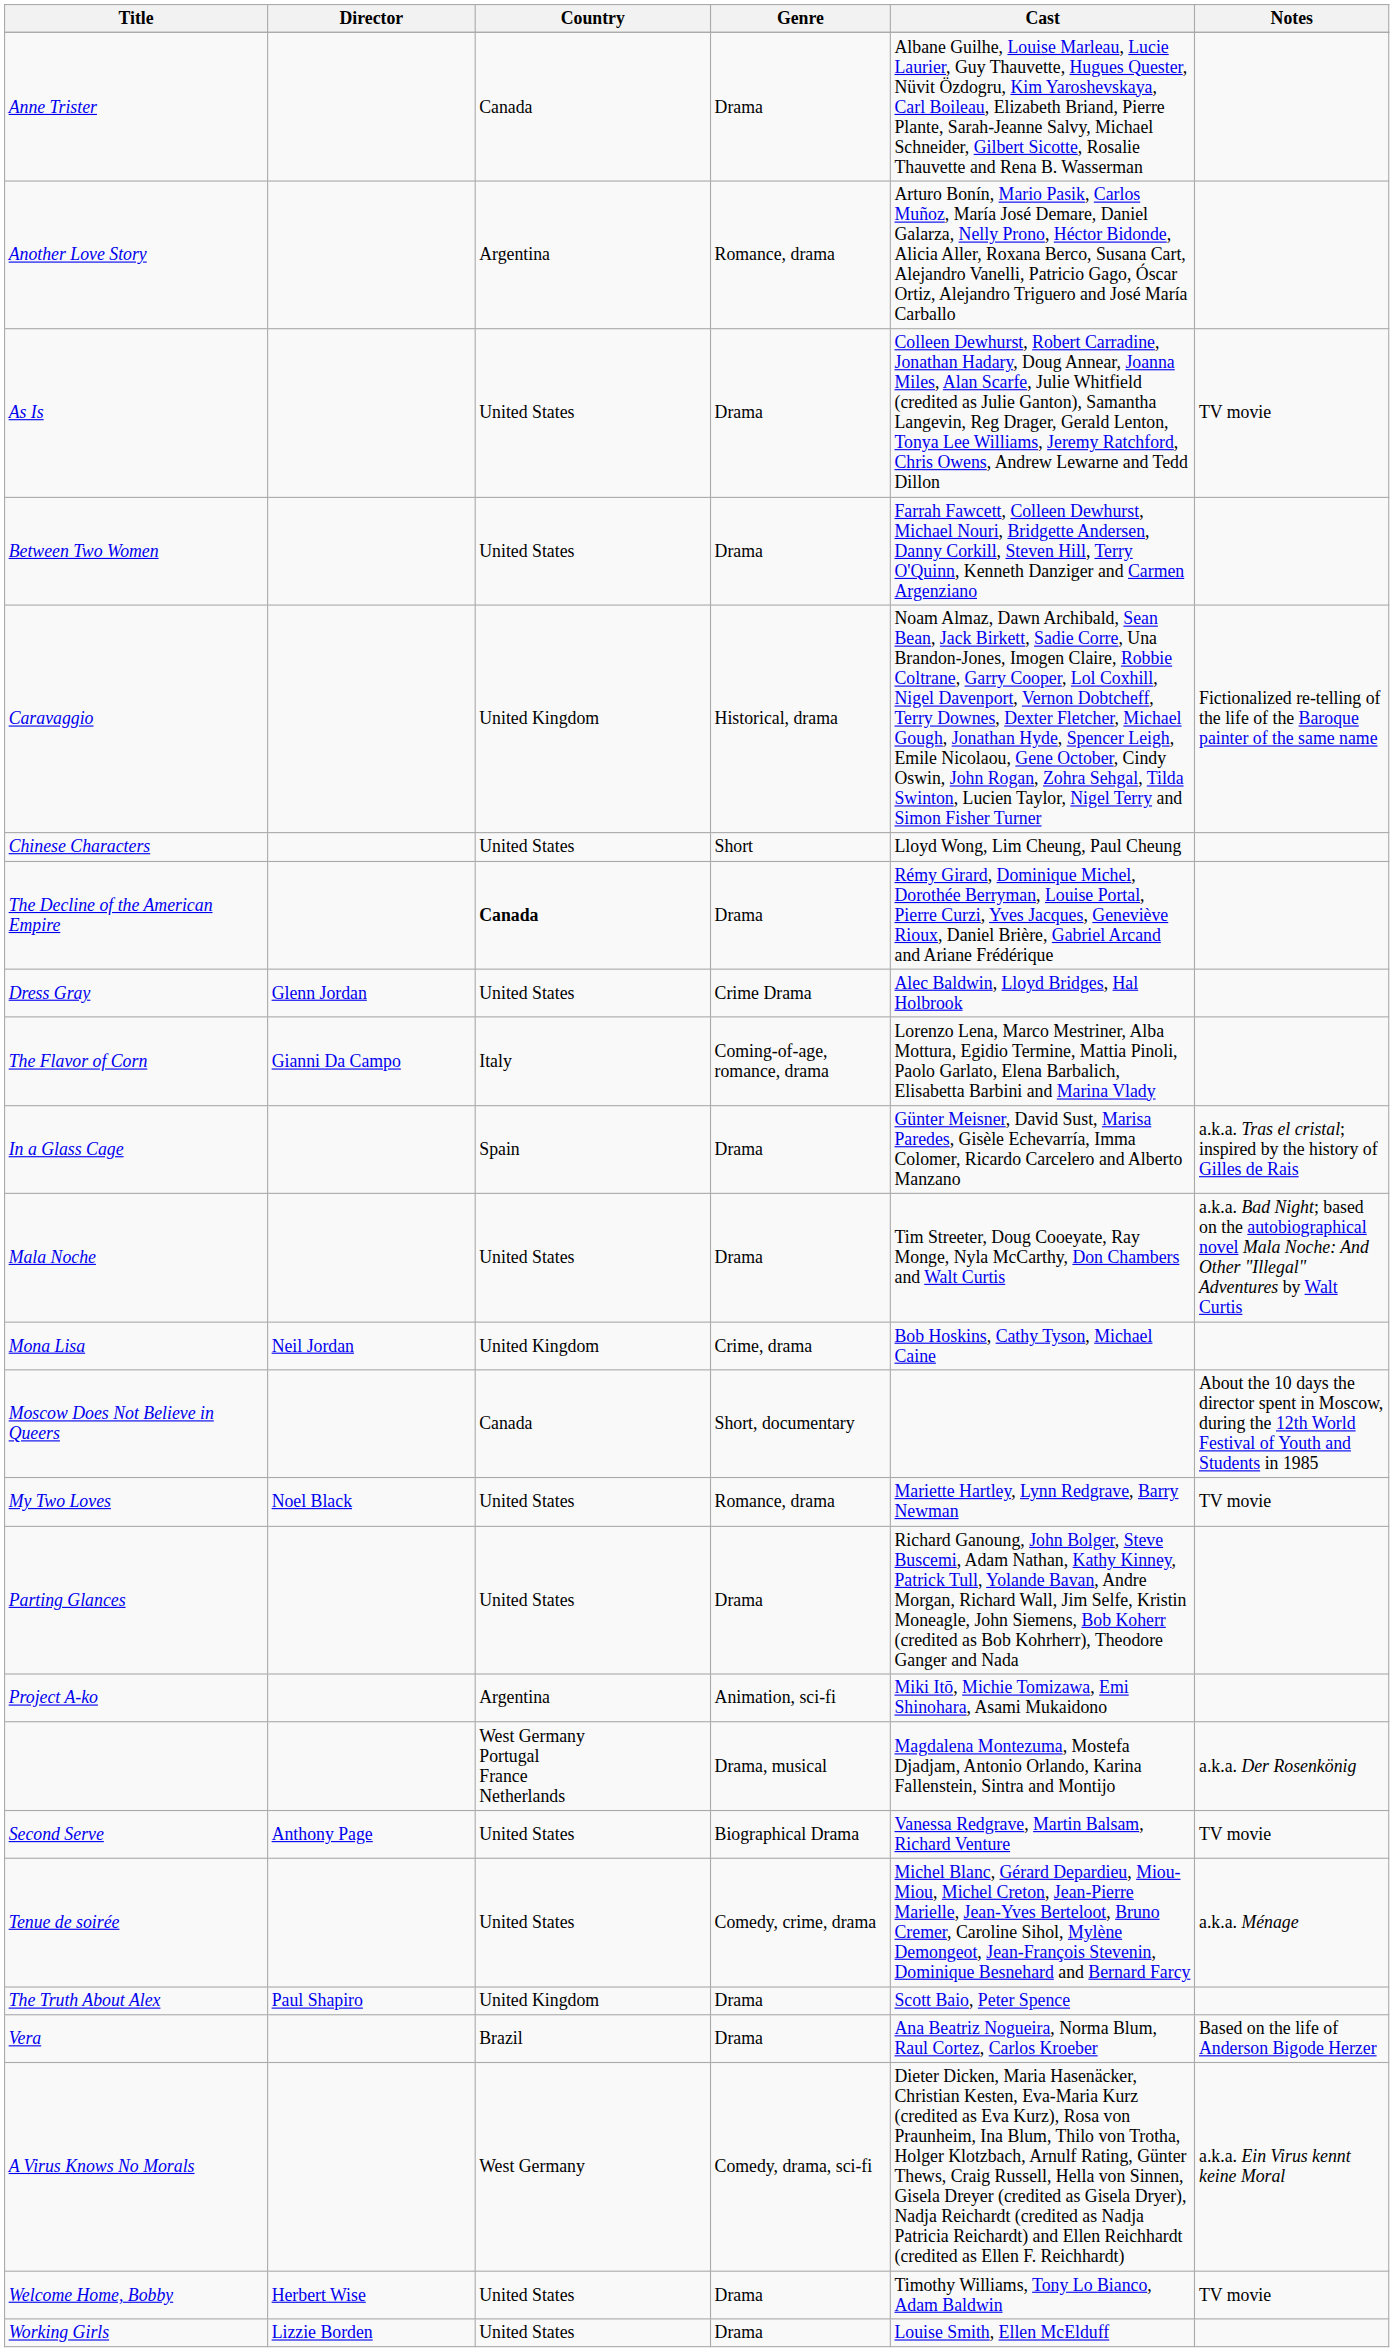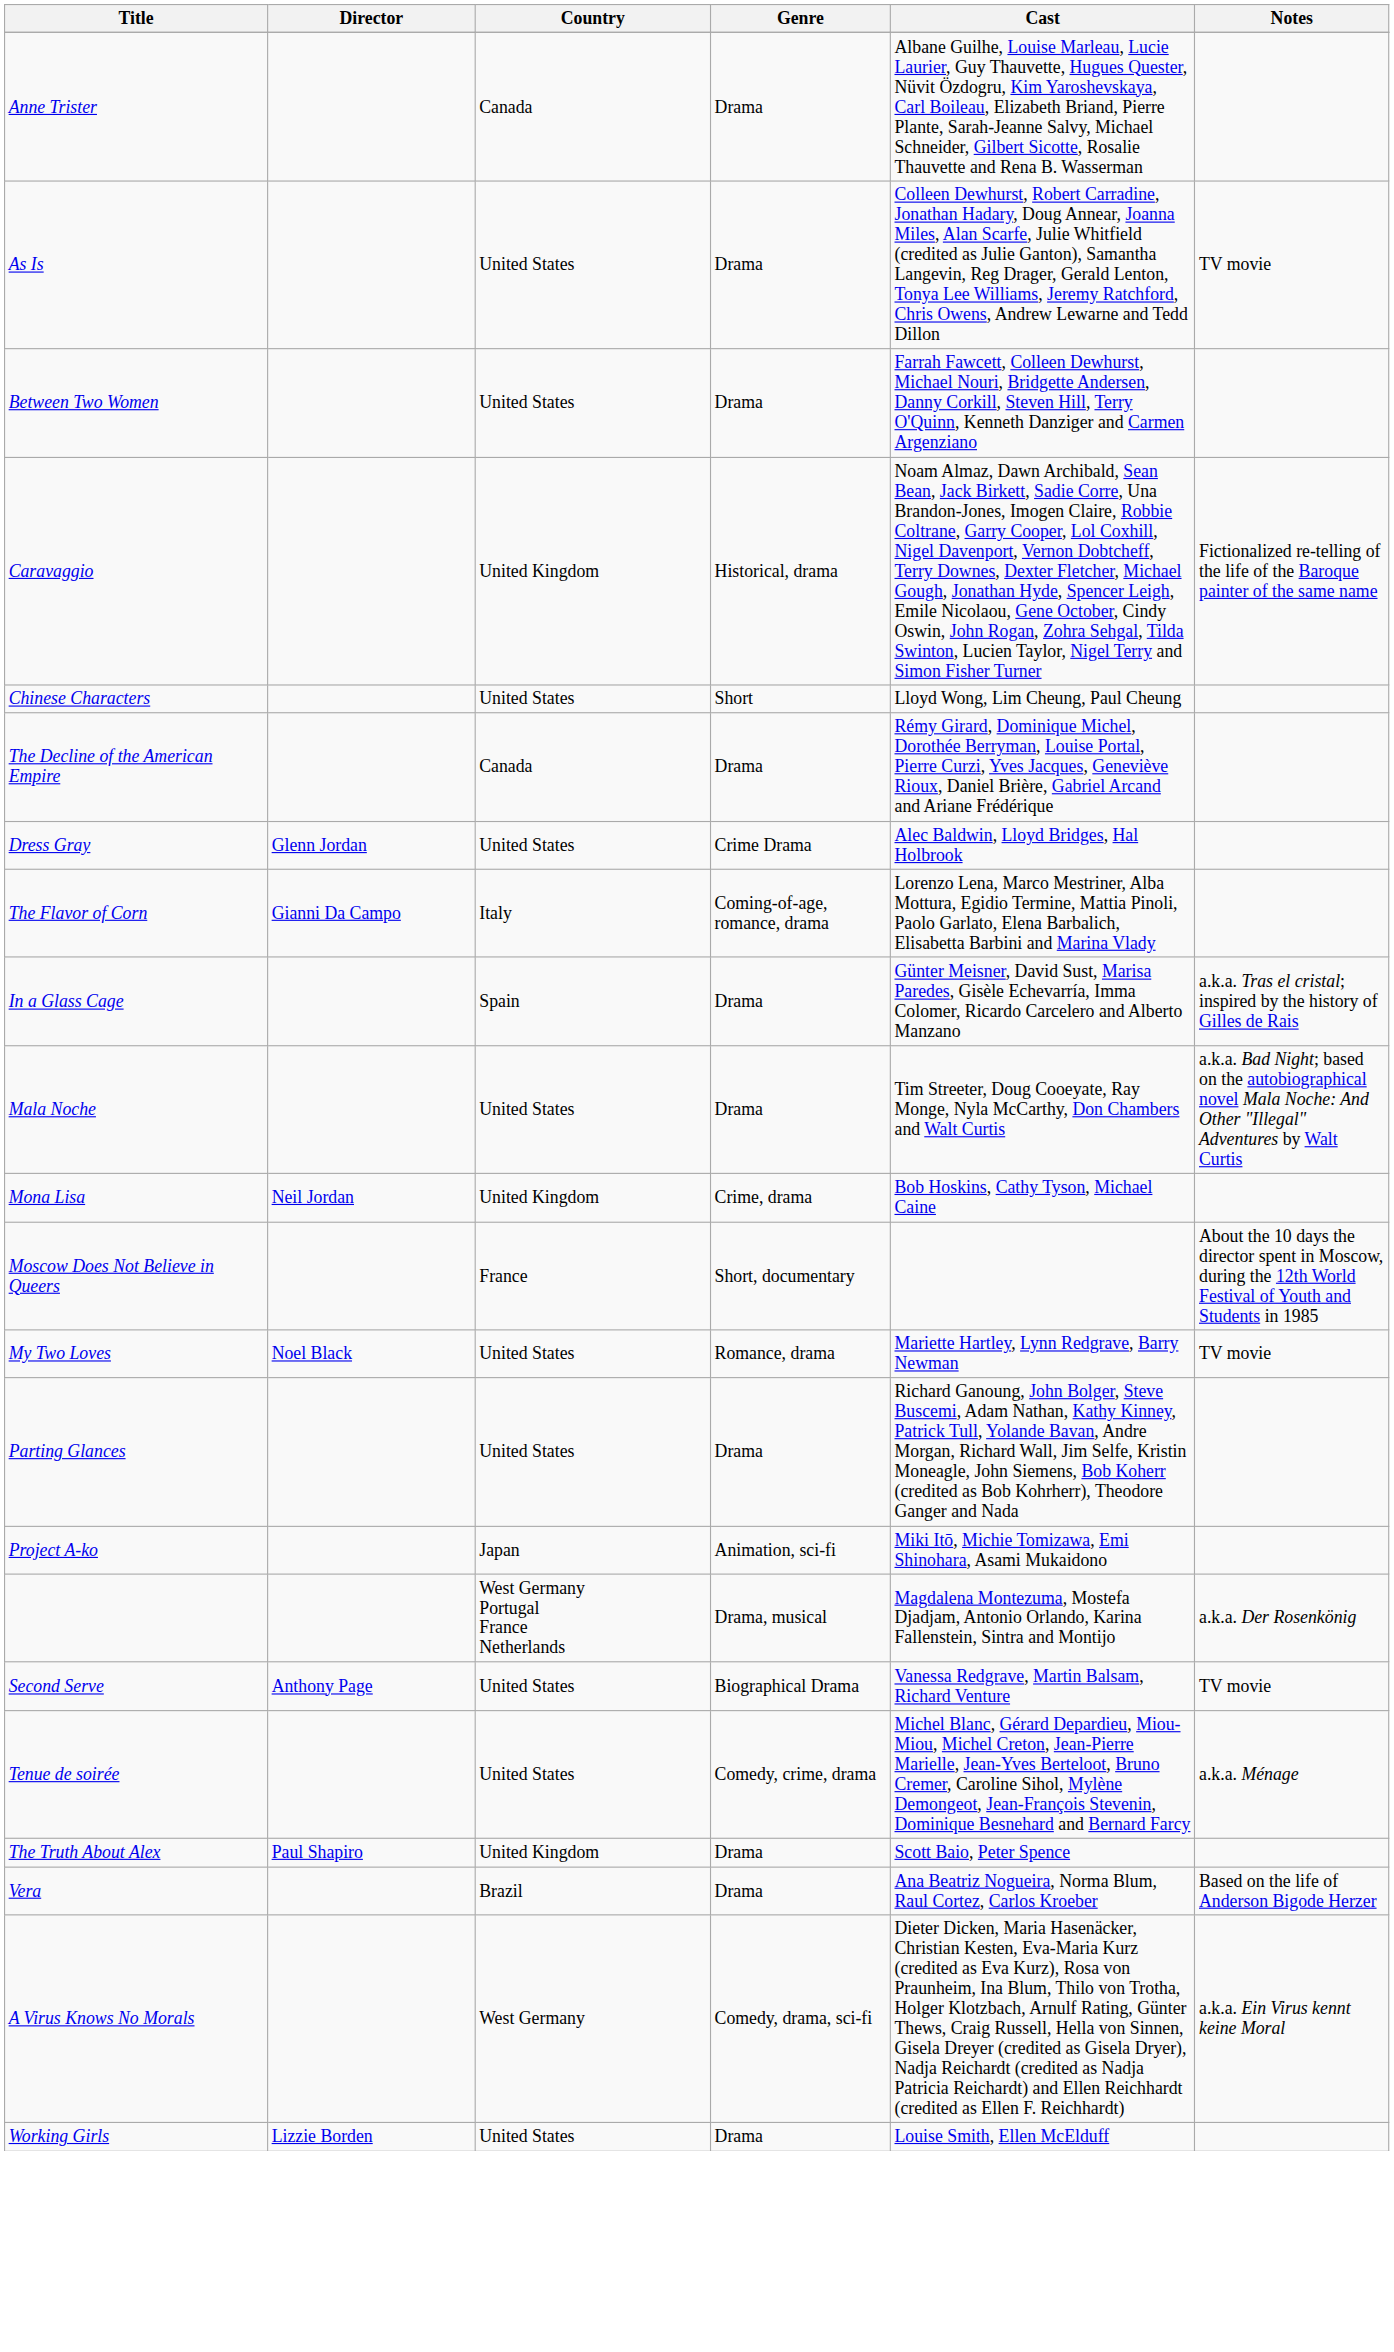- row: (78, 254)
(509, 915) bold -> (506, 767) normal
(506, 1423) Canada -> (503, 1275) France
(515, 1698) Argentina -> (499, 1549) Japan
- row: (91, 2294)
